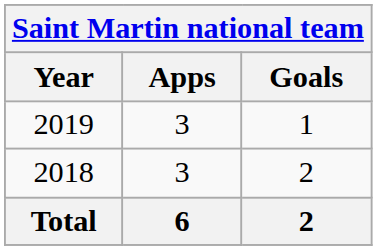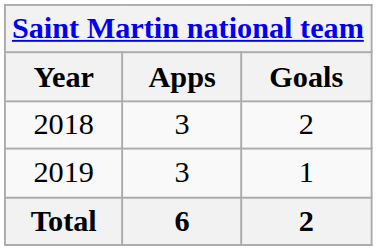rows swapped: (64, 172) <-> (64, 124)
